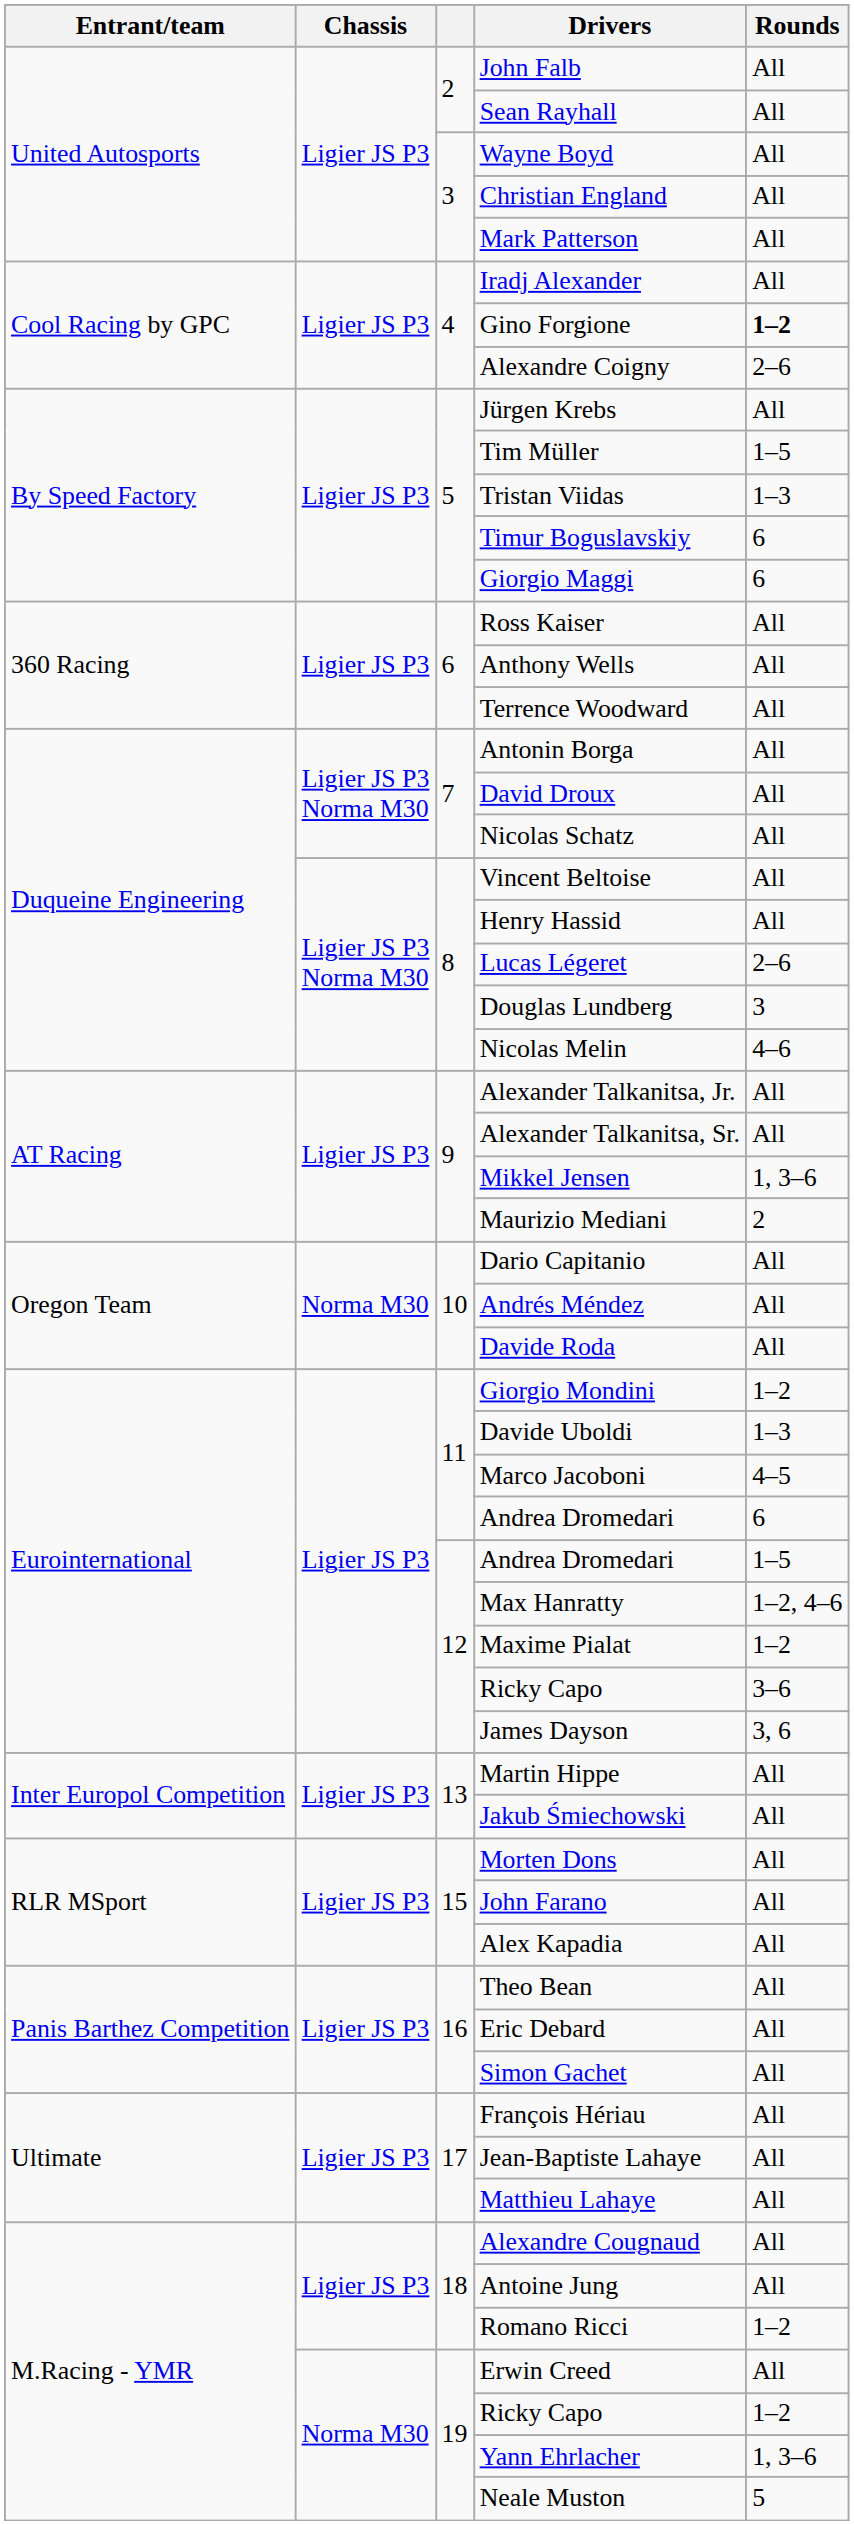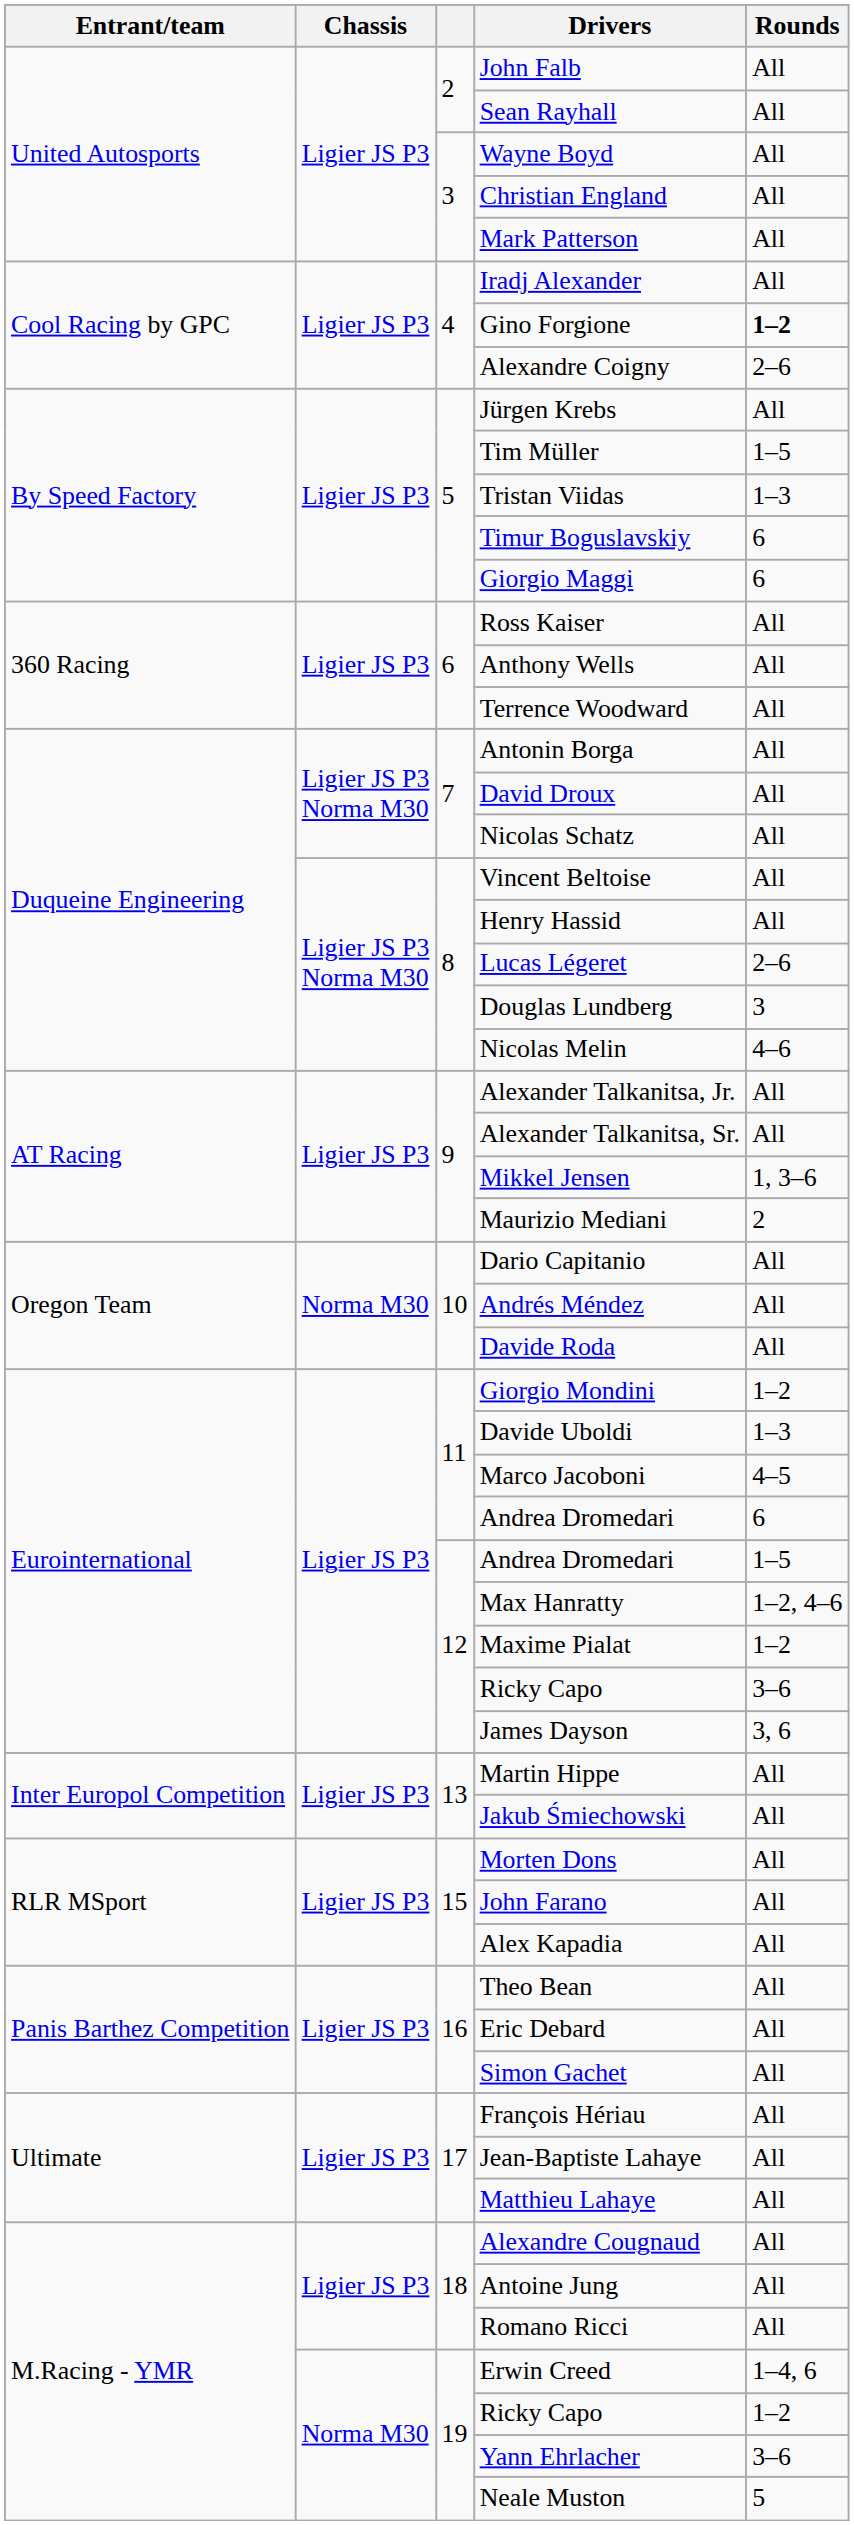(771, 2327) 1–2 -> (769, 2327) All
(769, 2370) All -> (784, 2370) 1–4, 6
(784, 2455) 1, 3–6 -> (771, 2455) 3–6
